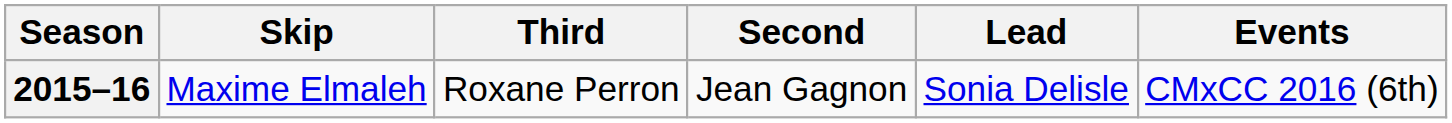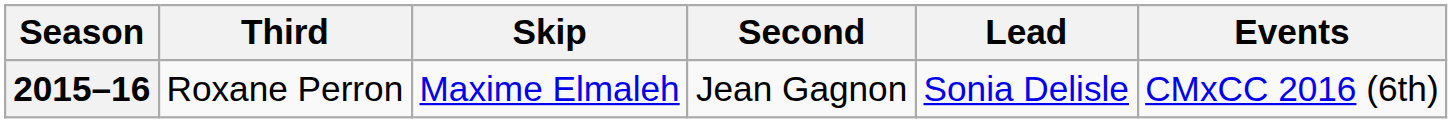columns swapped: (297, 32) <-> (561, 32)
